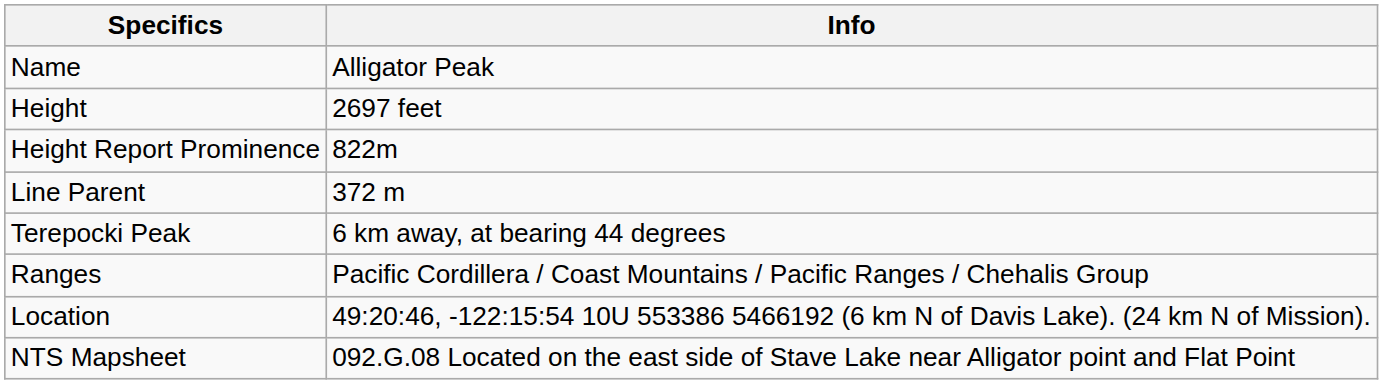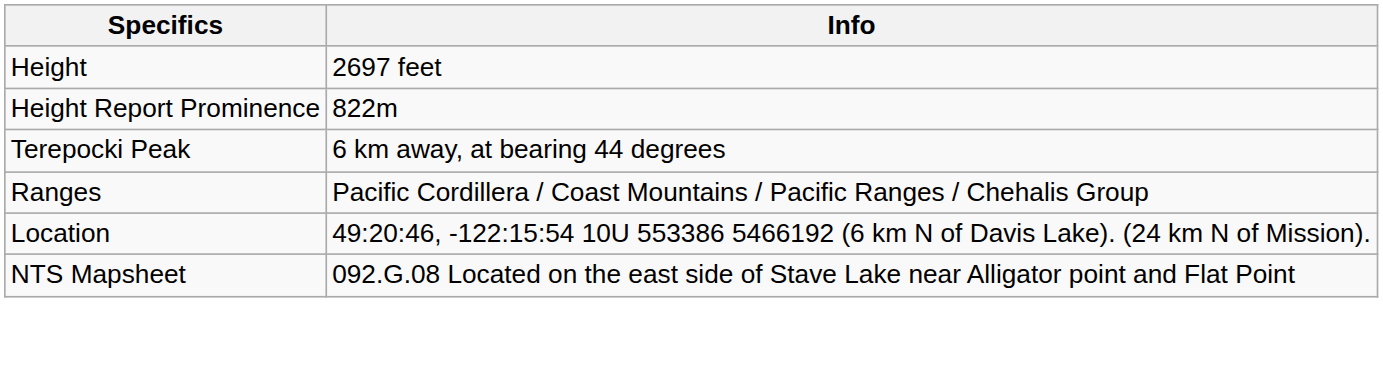- row: (46, 66)
- row: (78, 191)
